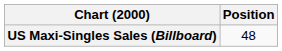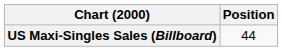(249, 35) 48 -> (249, 35) 44
